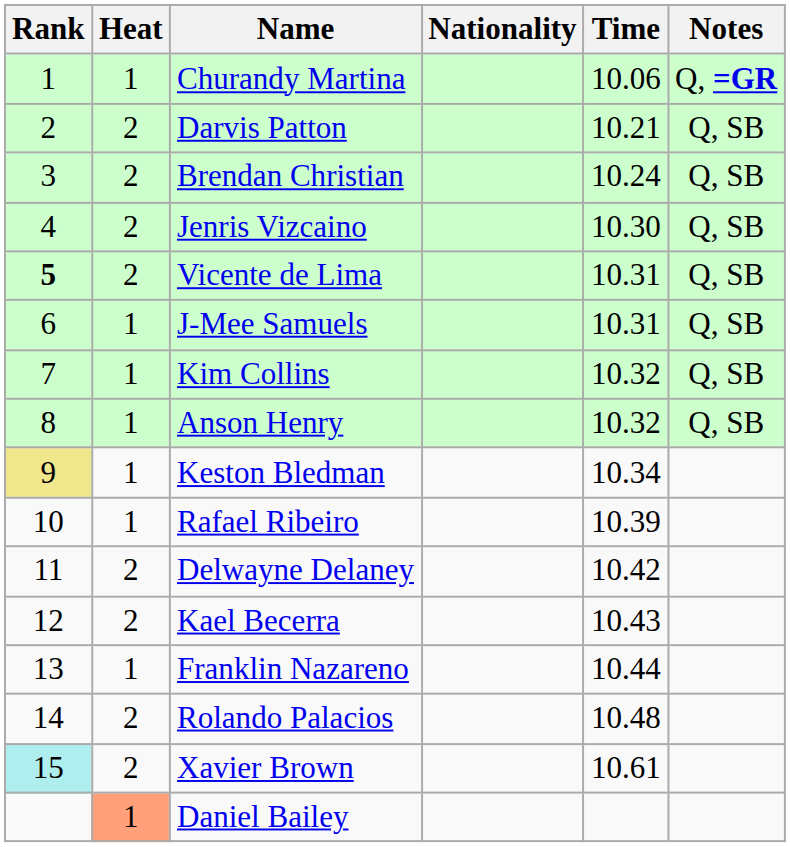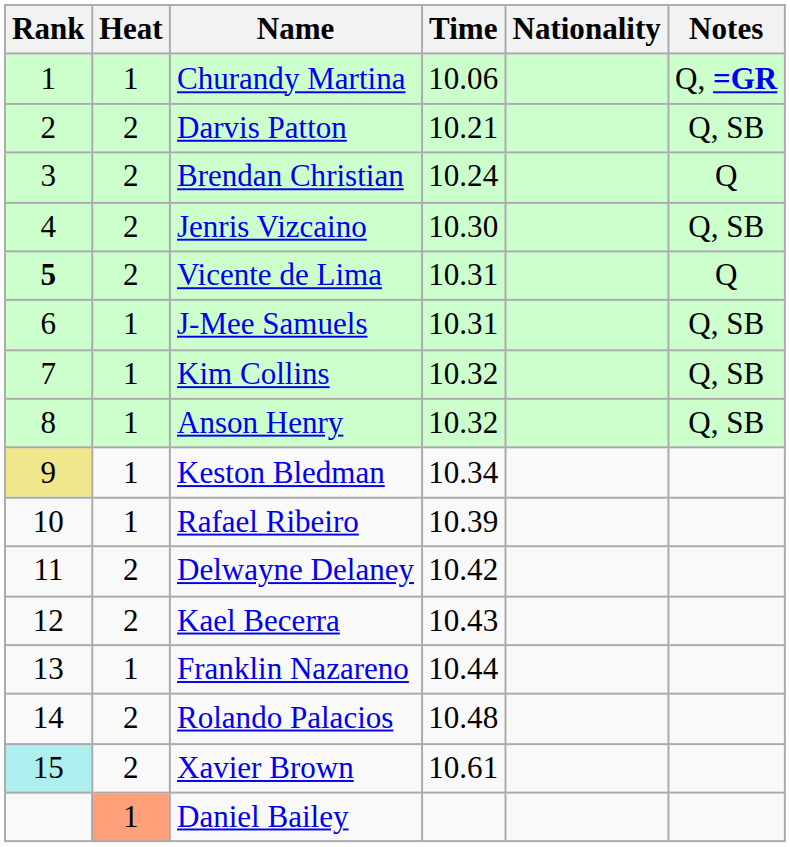columns swapped: (502, 29) <-> (626, 29)
(726, 176) Q, SB -> (726, 176) Q
(726, 275) Q, SB -> (726, 275) Q
